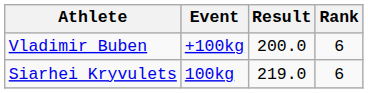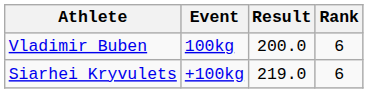(214, 46) +100kg -> (210, 46) 100kg
(210, 74) 100kg -> (214, 74) +100kg
